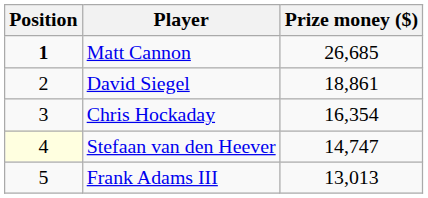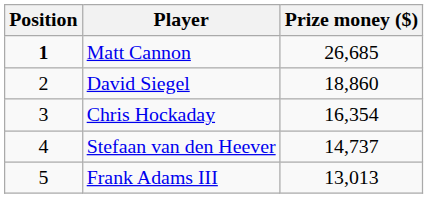(351, 83) 18,861 -> (351, 83) 18,860
(43, 146) lightyellow background -> (43, 146) no background
(351, 146) 14,747 -> (351, 146) 14,737
